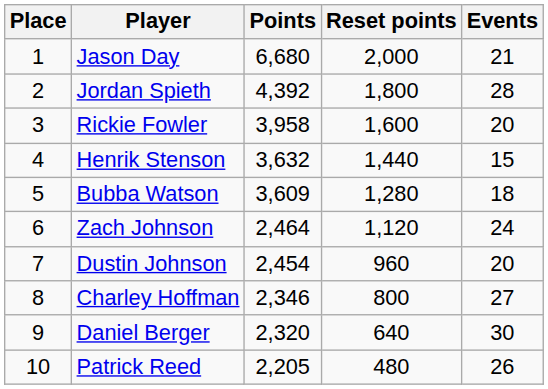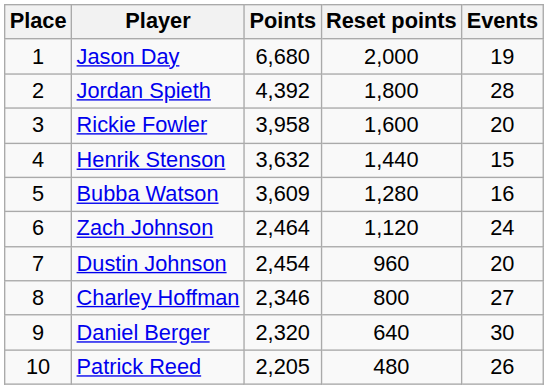(502, 56) 21 -> (502, 56) 19
(502, 194) 18 -> (502, 194) 16
